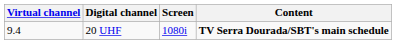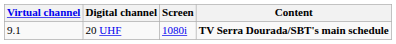(14, 30) 9.4 -> (14, 30) 9.1
